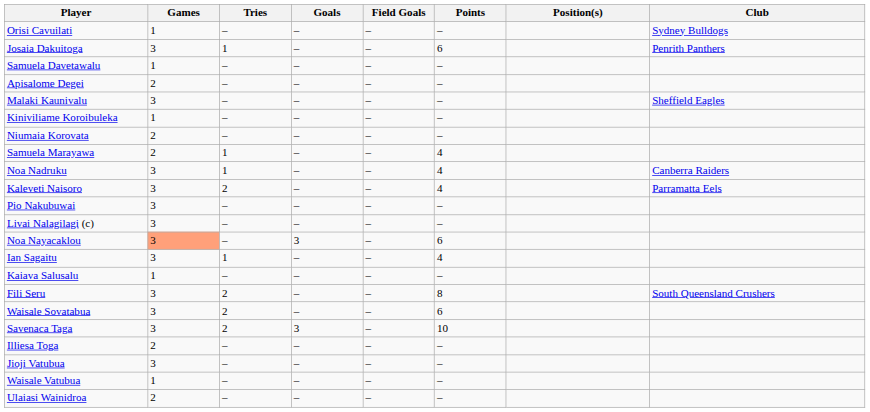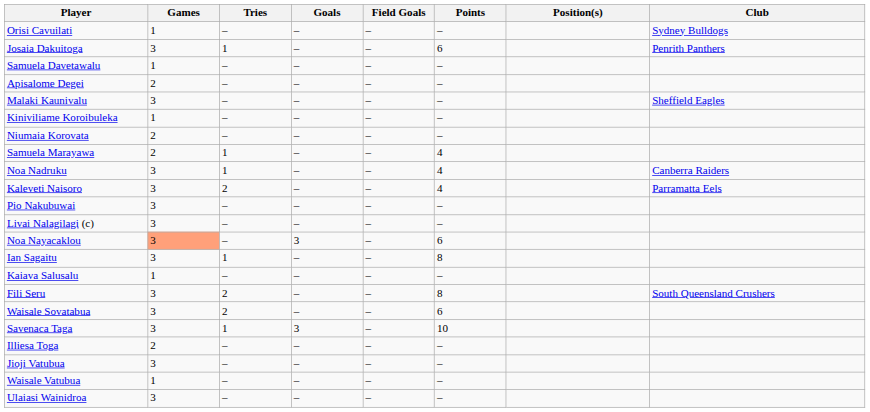(440, 258) 4 -> (440, 258) 8
(225, 328) 2 -> (225, 328) 1
(153, 398) 2 -> (153, 398) 3
